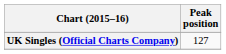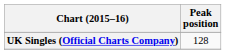(201, 40) 127 -> (201, 40) 128
